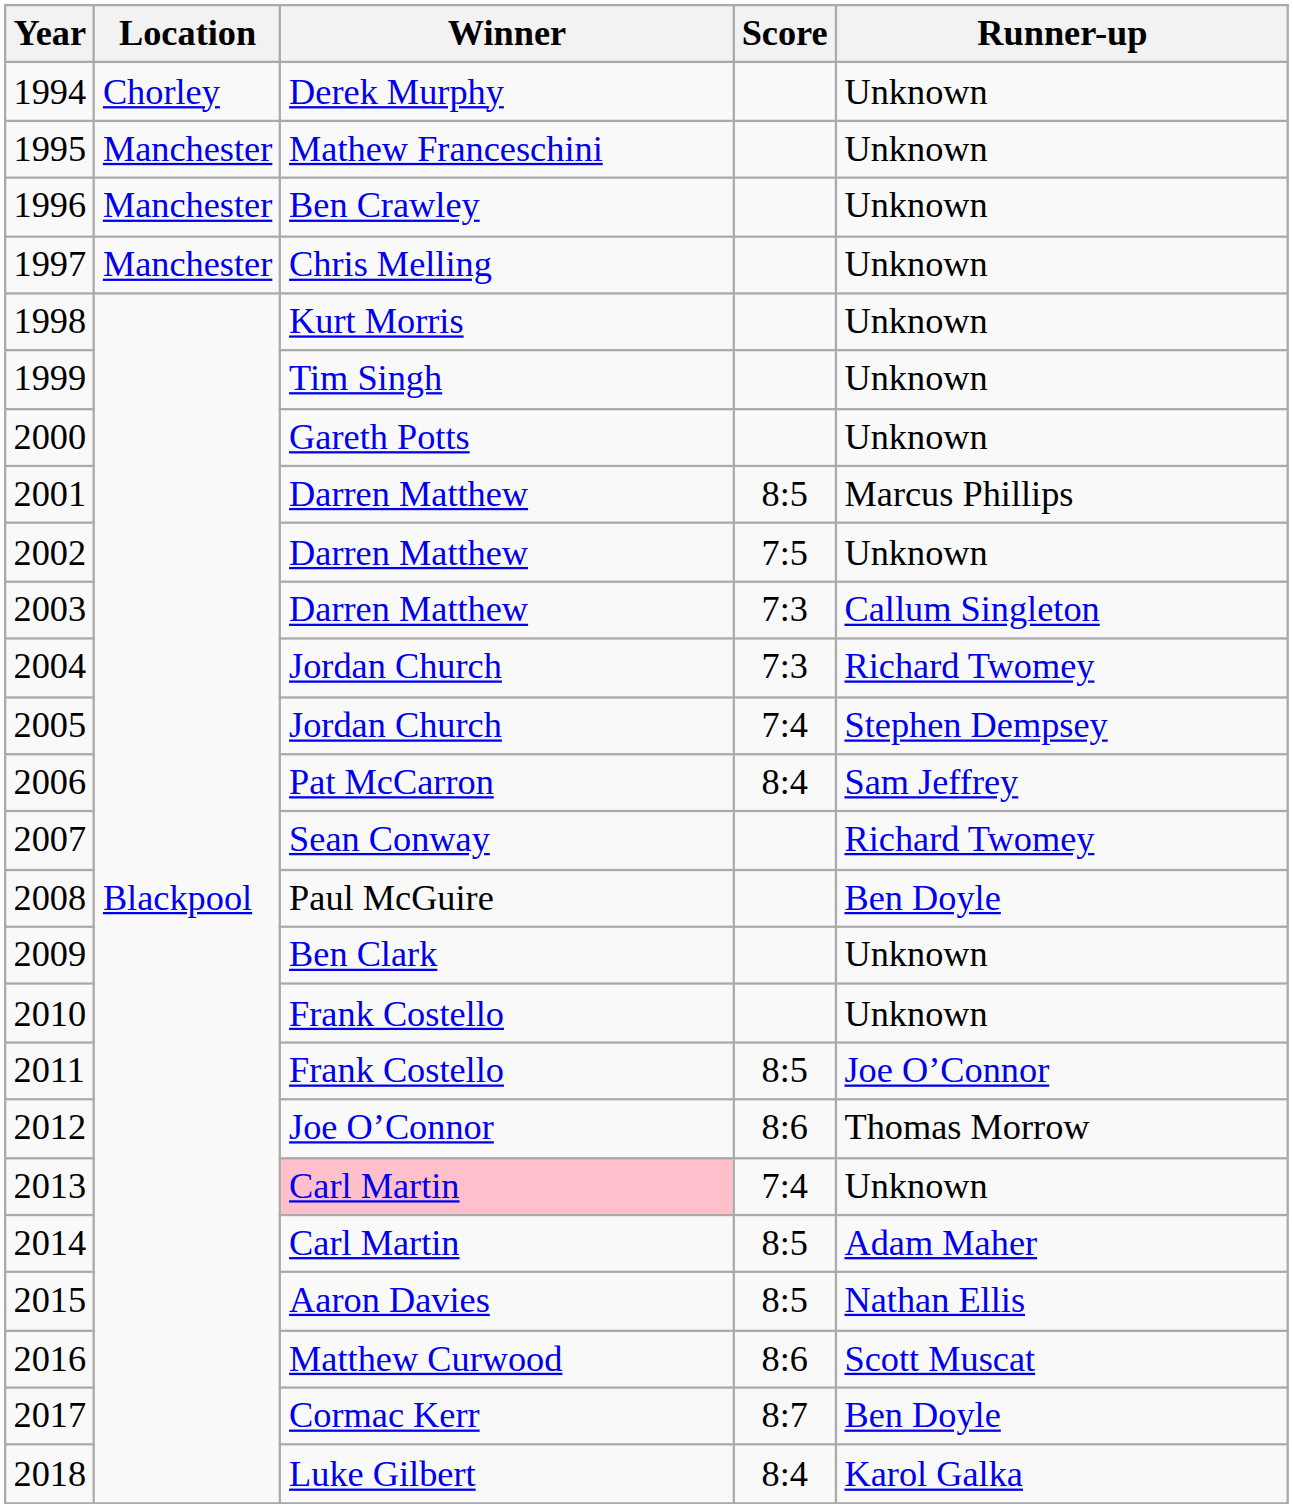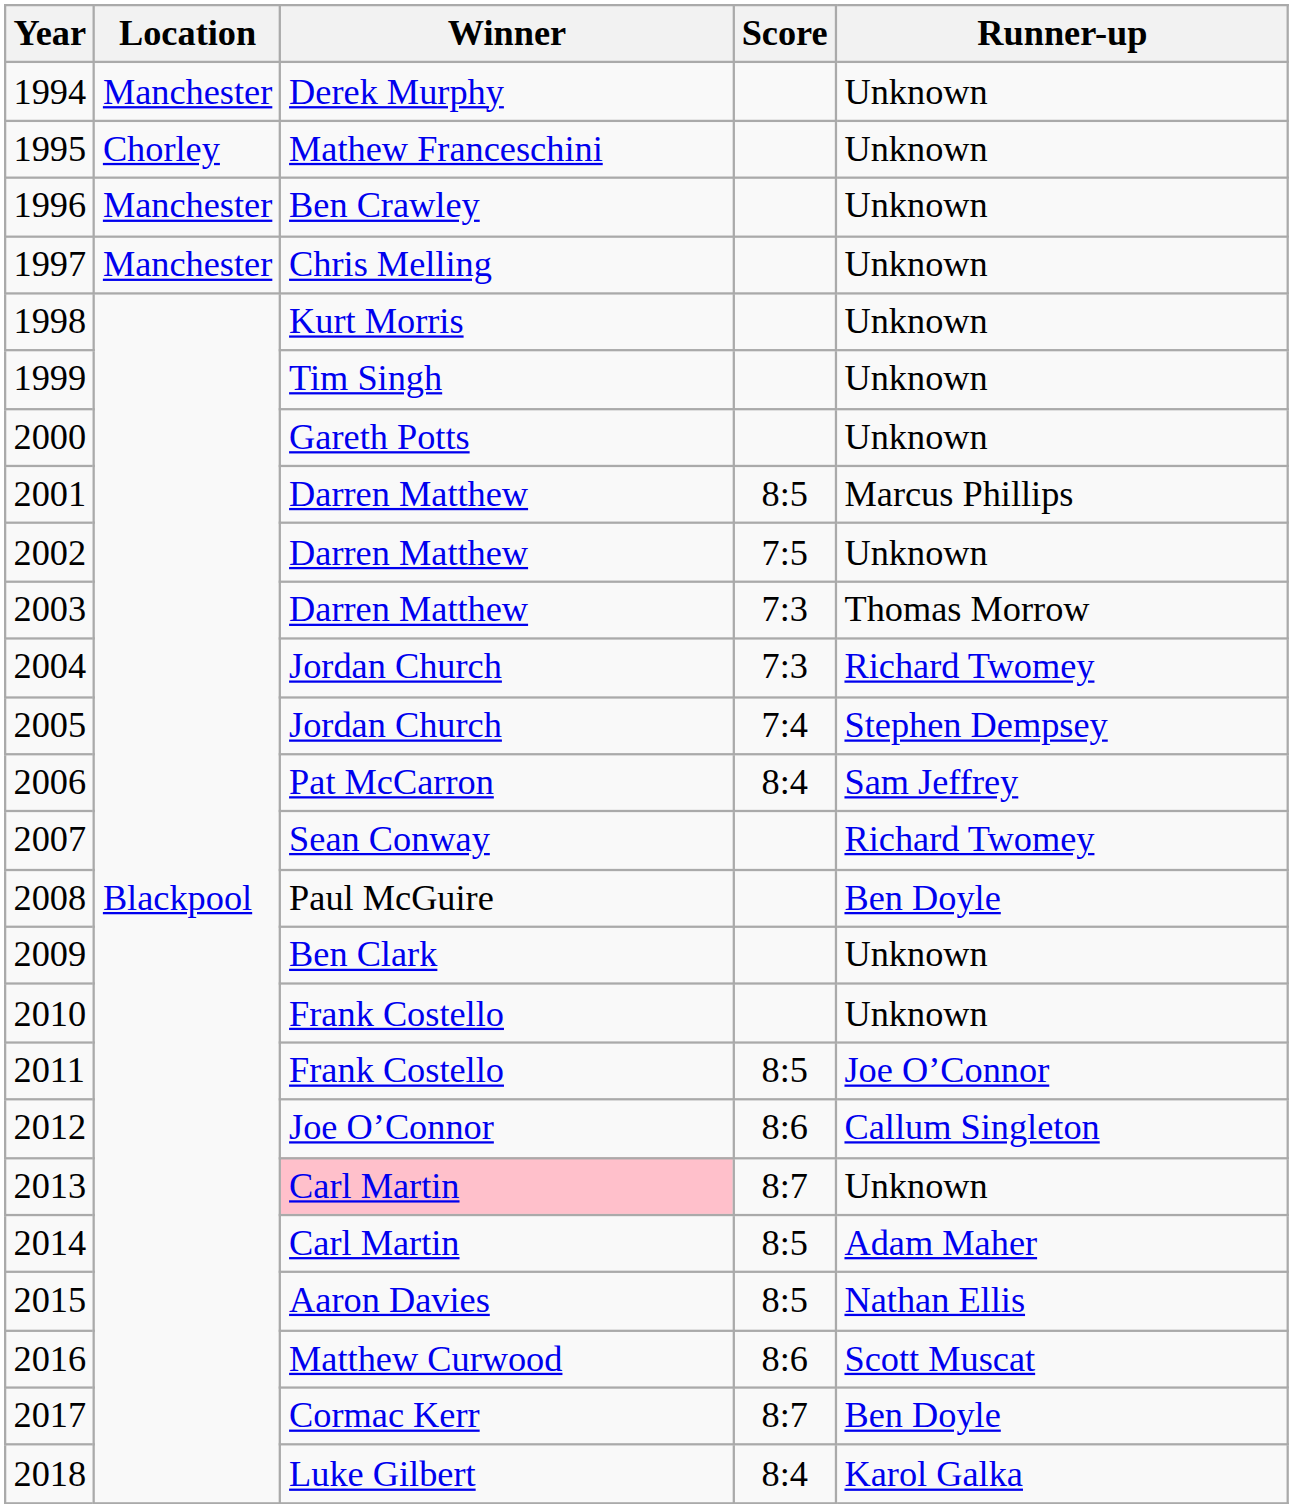(161, 90) Chorley -> (188, 90) Manchester
(188, 148) Manchester -> (161, 148) Chorley
(972, 609) Callum Singleton -> (967, 609) Thomas Morrow
(967, 1127) Thomas Morrow -> (972, 1127) Callum Singleton
(785, 1185) 7:4 -> (785, 1185) 8:7
